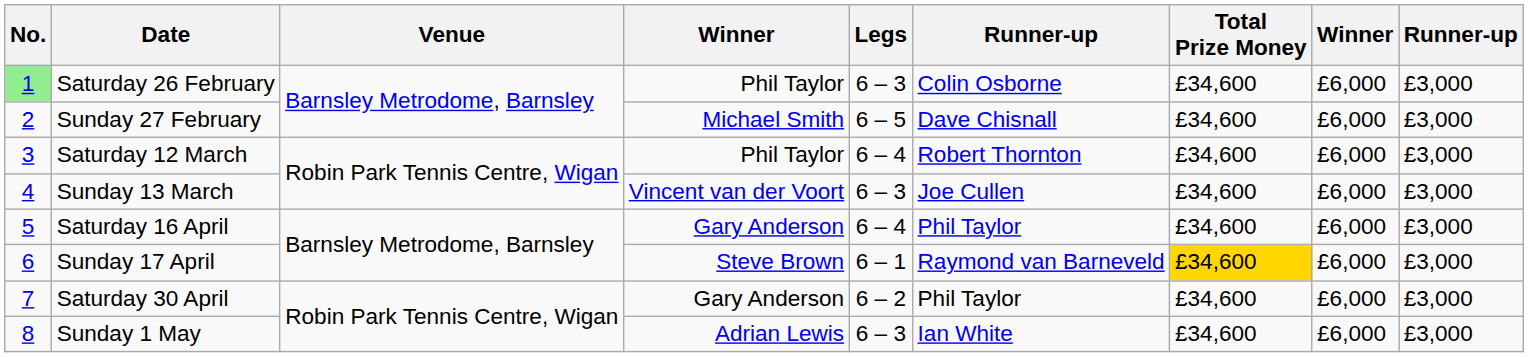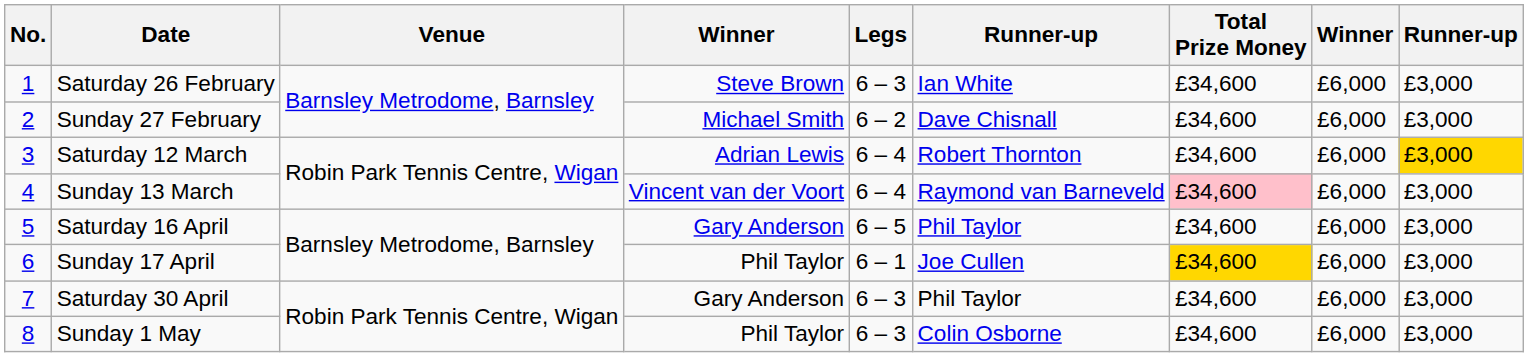(28, 83) lightgreen background -> (28, 83) no background
(792, 83) Phil Taylor -> (780, 83) Steve Brown
(990, 83) Colin Osborne -> (965, 83) Ian White
(881, 119) 6 – 5 -> (881, 119) 6 – 2
(792, 155) Phil Taylor -> (780, 155) Adrian Lewis
(1438, 155) no background -> (1438, 155) gold background
(881, 190) 6 – 3 -> (881, 190) 6 – 4
(971, 190) Joe Cullen -> (1041, 190) Raymond van Barneveld
(1216, 190) no background -> (1216, 190) pink background
(881, 226) 6 – 4 -> (881, 226) 6 – 5
(780, 262) Steve Brown -> (792, 262) Phil Taylor
(1041, 262) Raymond van Barneveld -> (971, 262) Joe Cullen
(881, 298) 6 – 2 -> (881, 298) 6 – 3
(780, 333) Adrian Lewis -> (792, 333) Phil Taylor
(965, 333) Ian White -> (990, 333) Colin Osborne
